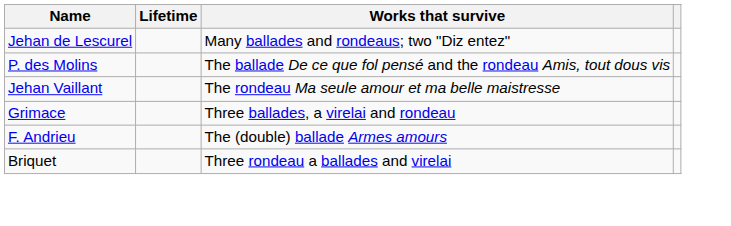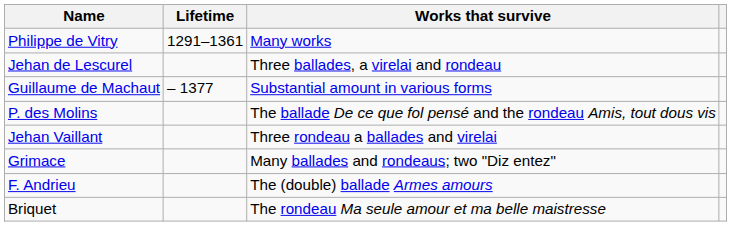+ row: (63, 40)
(357, 40) Many ballades and rondeaus; two "Diz entez" -> (376, 64) Three ballades, a virelai and rondeau
+ row: (84, 88)
(382, 88) The rondeau Ma seule amour et ma belle maistresse -> (374, 137) Three rondeau a ballades and virelai
(330, 112) Three ballades, a virelai and rondeau -> (403, 161) Many ballades and rondeaus; two "Diz entez"
(328, 161) Three rondeau a ballades and virelai -> (428, 209) The rondeau Ma seule amour et ma belle maistresse
